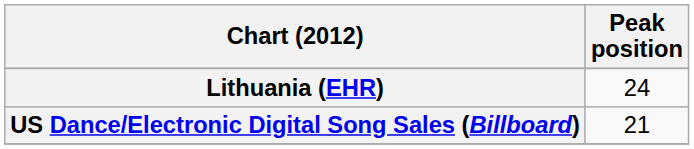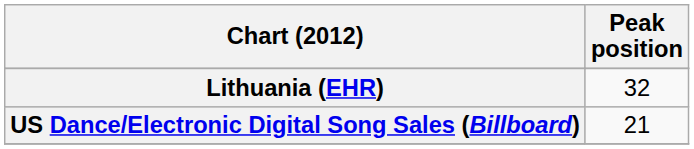(637, 87) 24 -> (637, 87) 32
